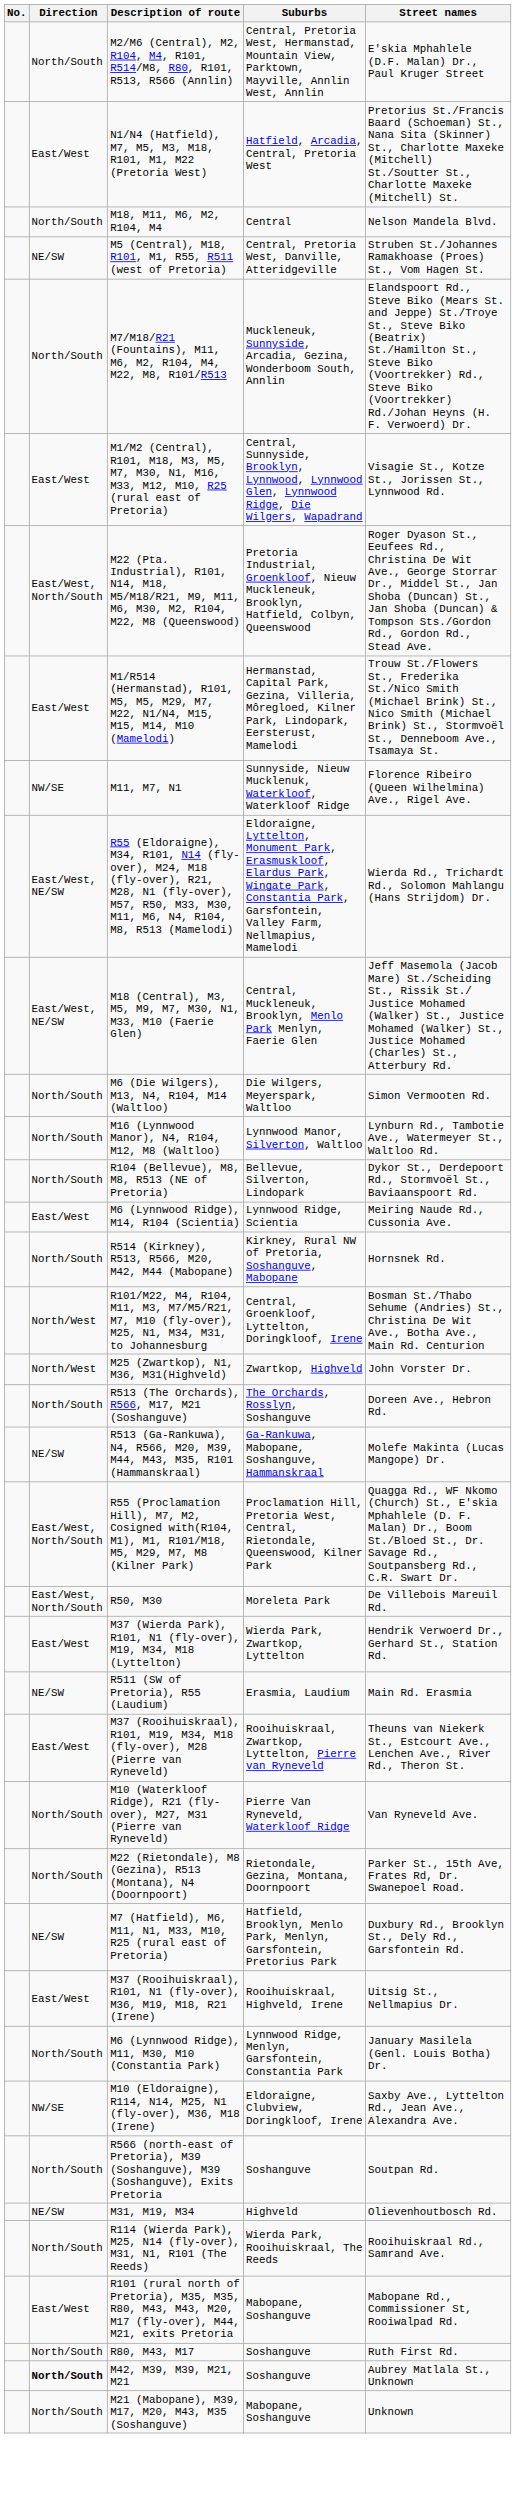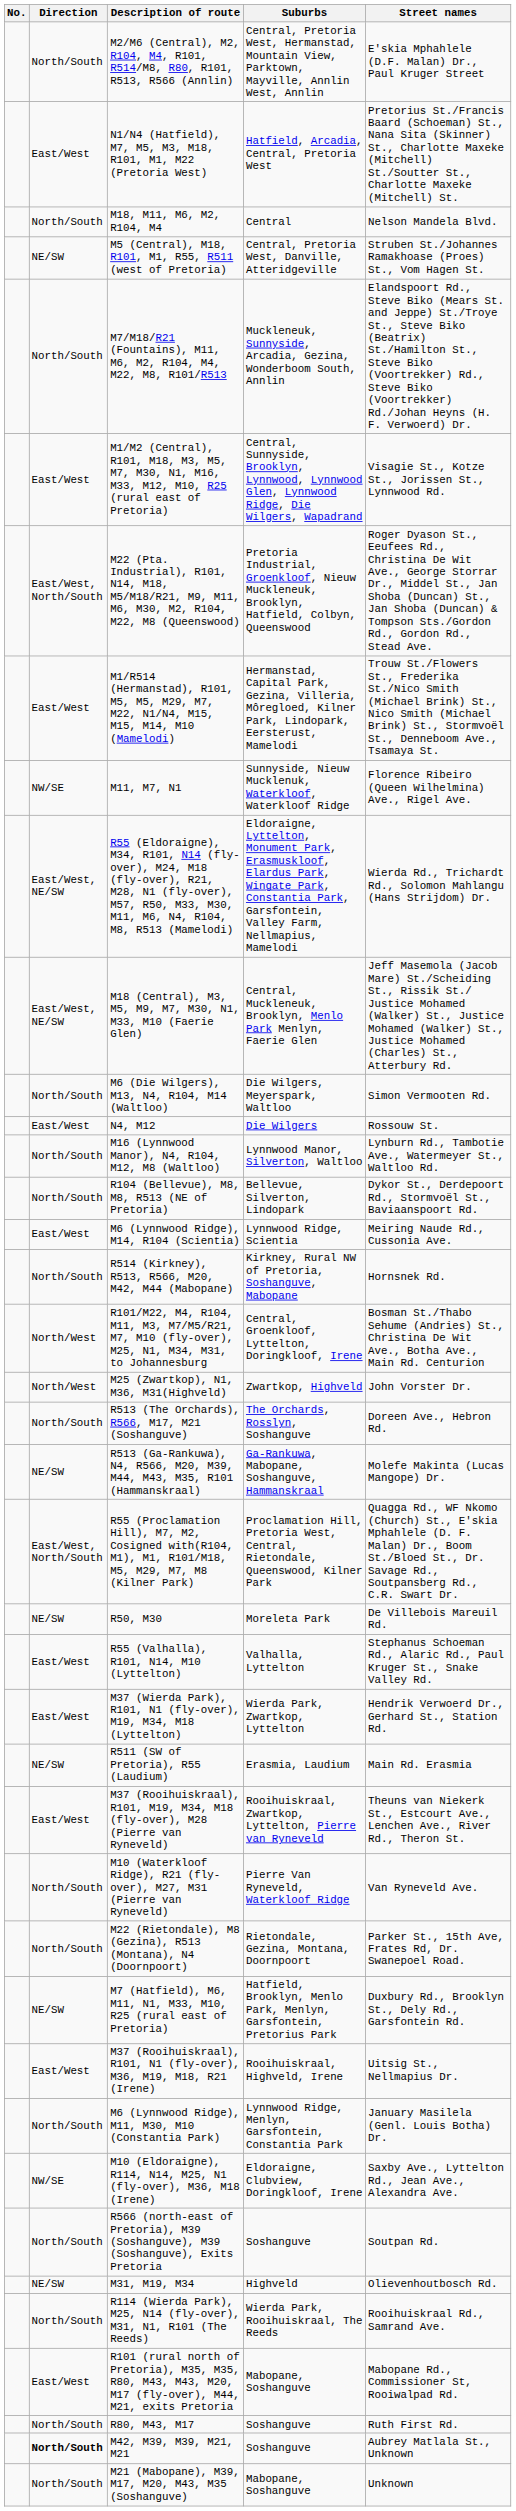+ row: (133, 1126)
(67, 1602) East/West, North/South -> (48, 1619) NE/SW
+ row: (159, 1662)
